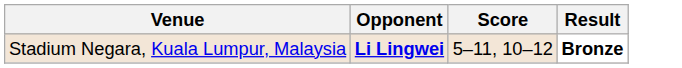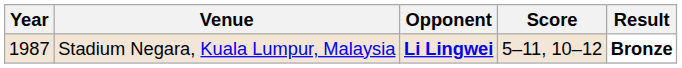+ column: (29, 19)
